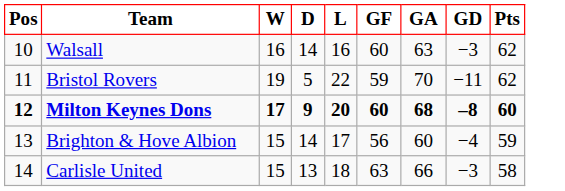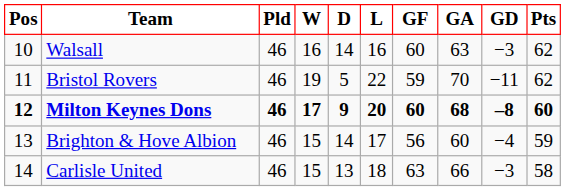+ column: (277, 19)
